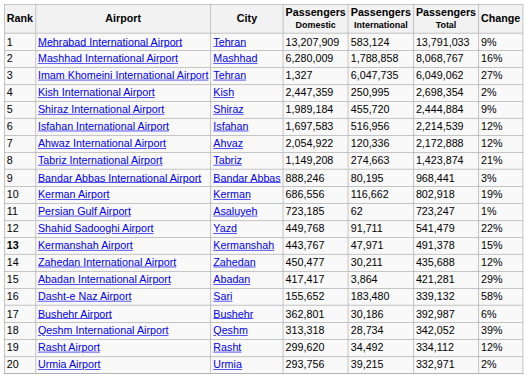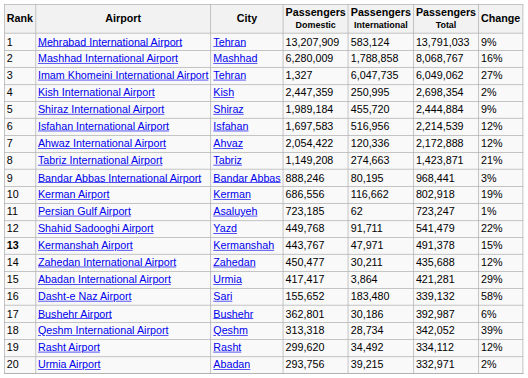(309, 144) 2,054,922 -> (309, 144) 2,054,422
(440, 161) 1,423,874 -> (440, 161) 1,423,871
(232, 280) Abadan -> (228, 280) Urmia
(228, 365) Urmia -> (232, 365) Abadan
